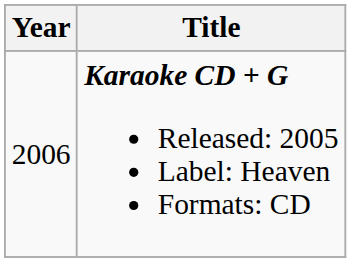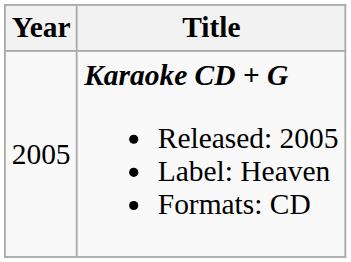(41, 153) 2006 -> (41, 153) 2005
